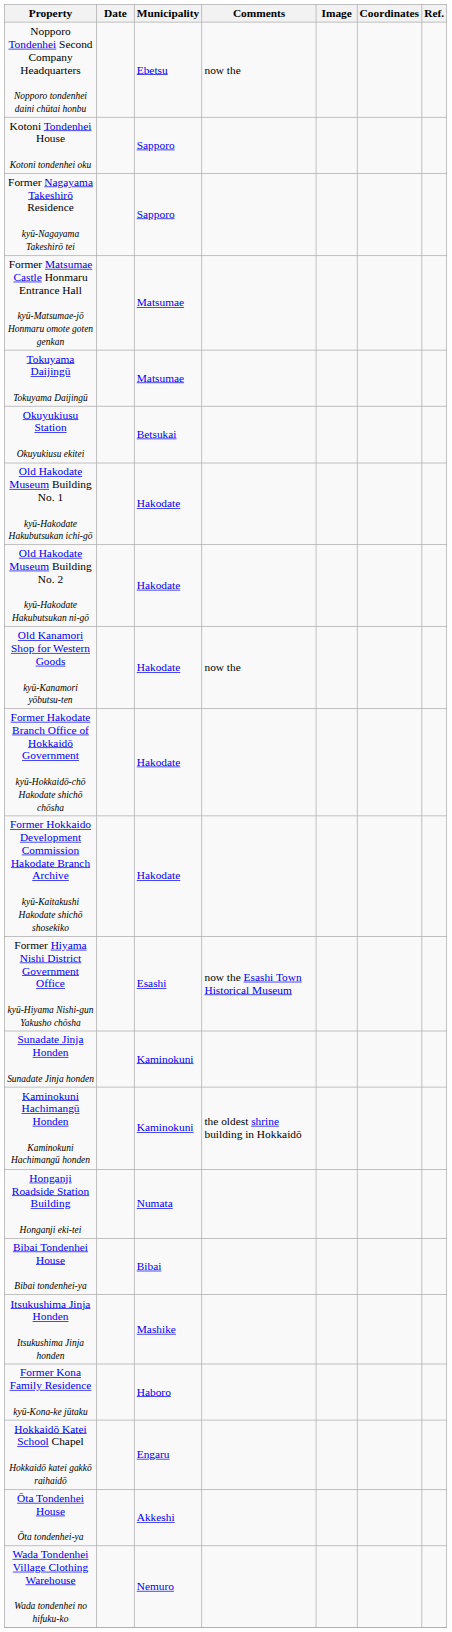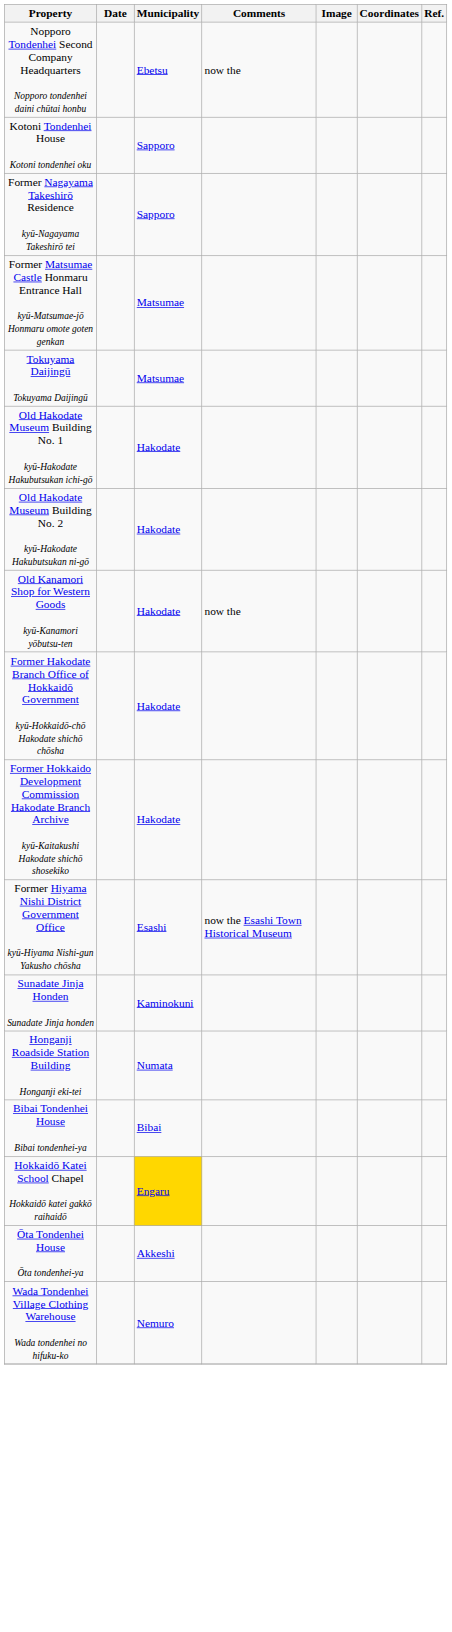- row: (50, 434)
- row: (50, 1128)
- row: (50, 1329)
- row: (50, 1392)
(153, 1454) no background -> (153, 1191) gold background
